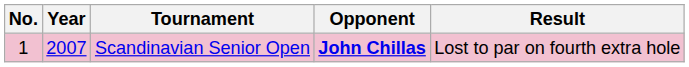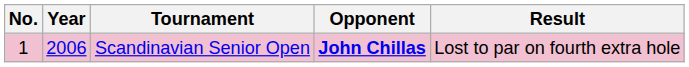(66, 48) 2007 -> (66, 48) 2006
